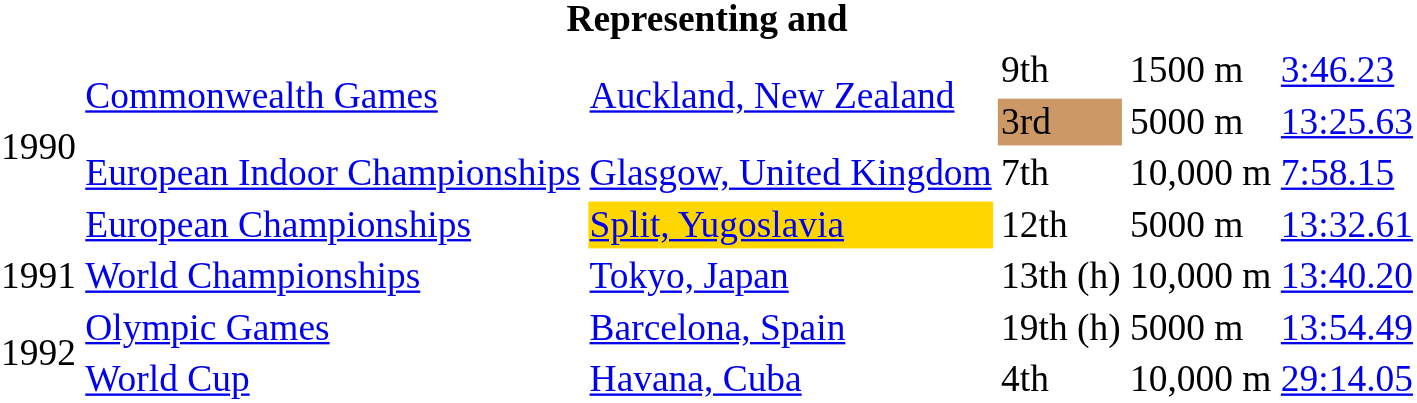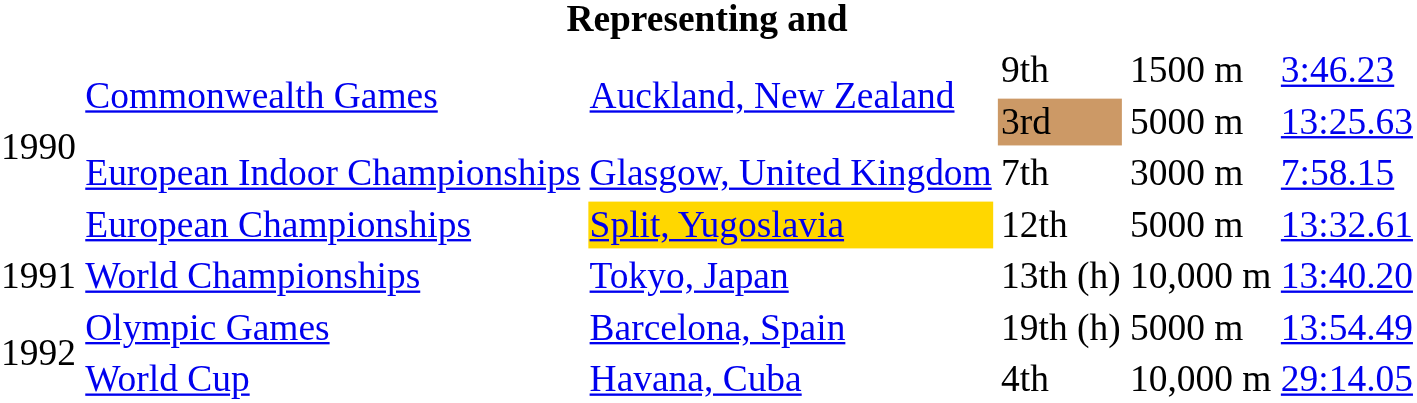(1201, 172) 10,000 m -> (1187, 172) 3000 m
